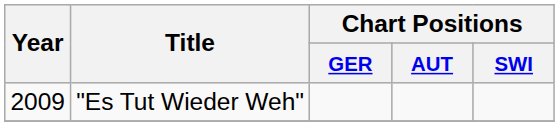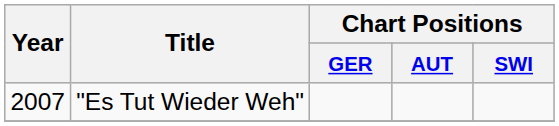(38, 101) 2009 -> (38, 101) 2007
